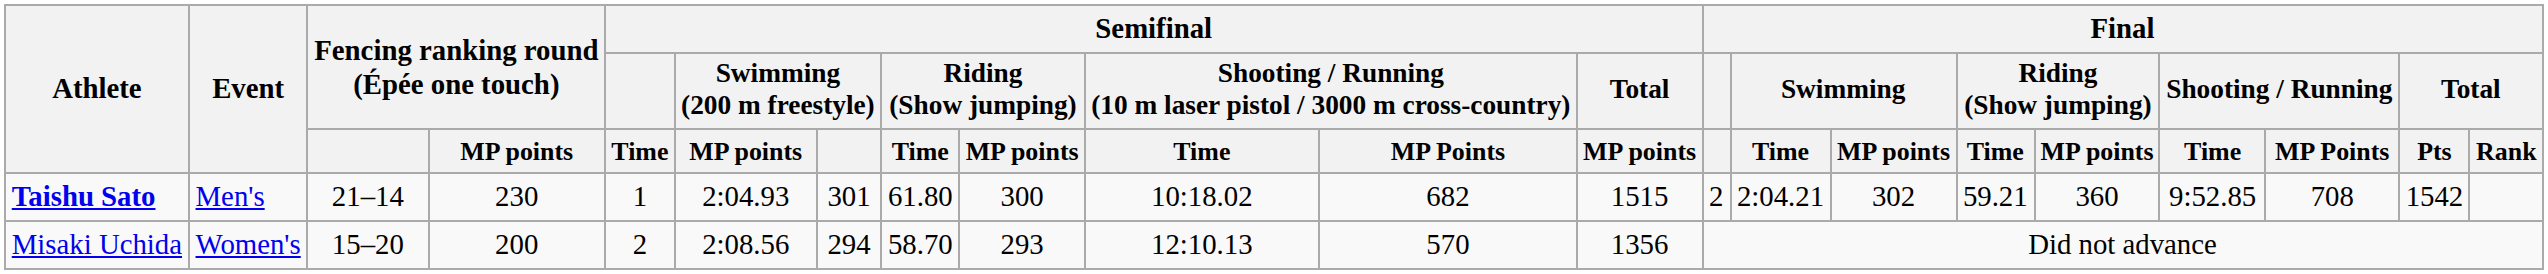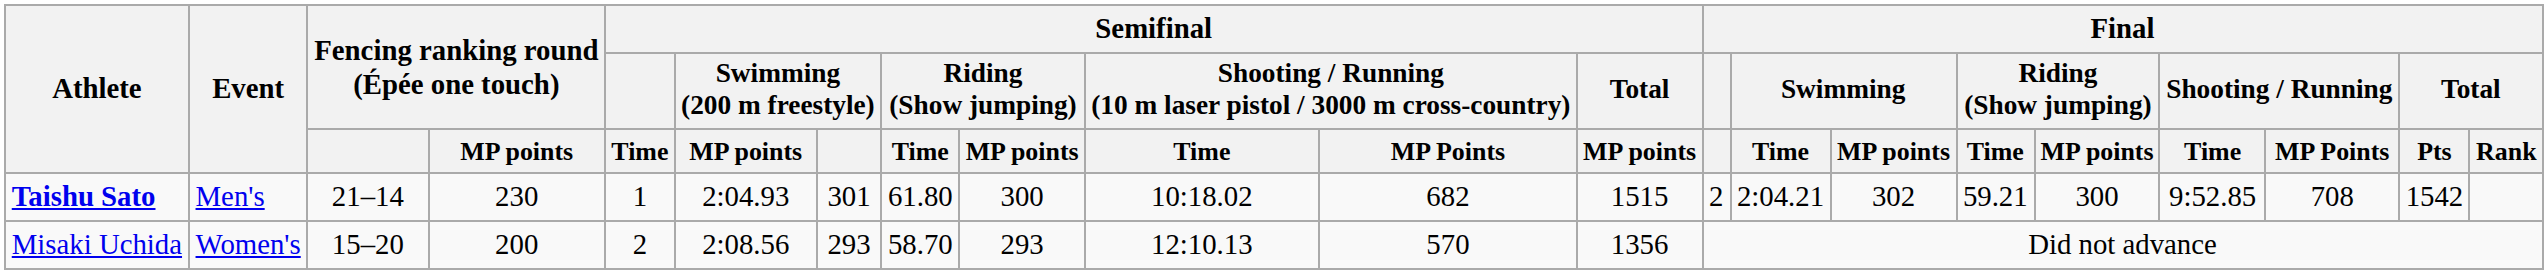(2097, 197) 360 -> (2097, 197) 300
(849, 244) 294 -> (849, 244) 293
